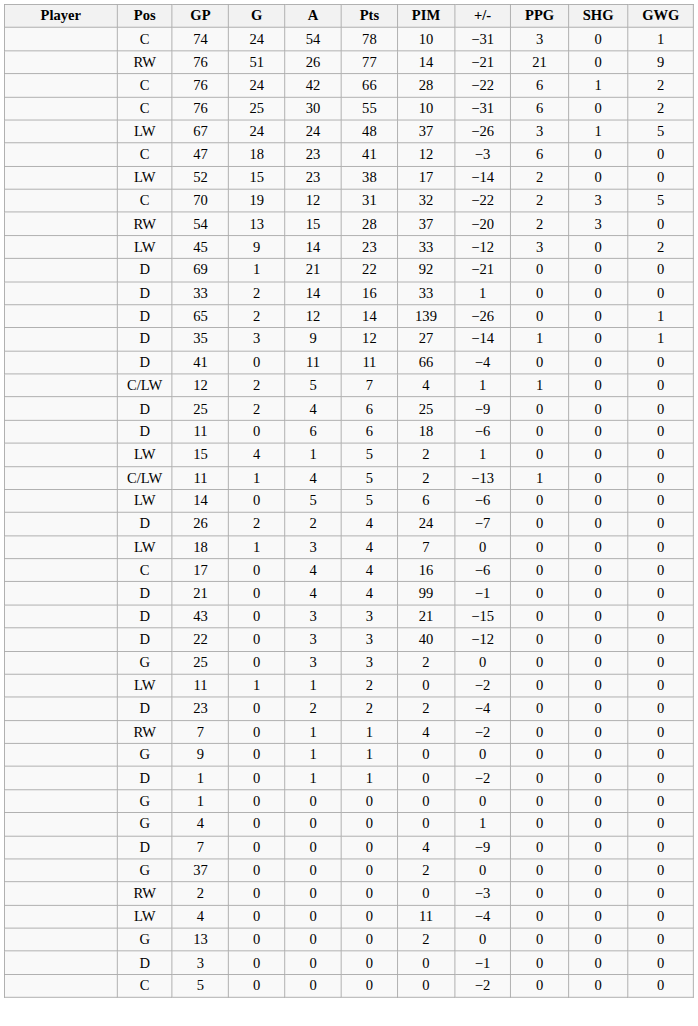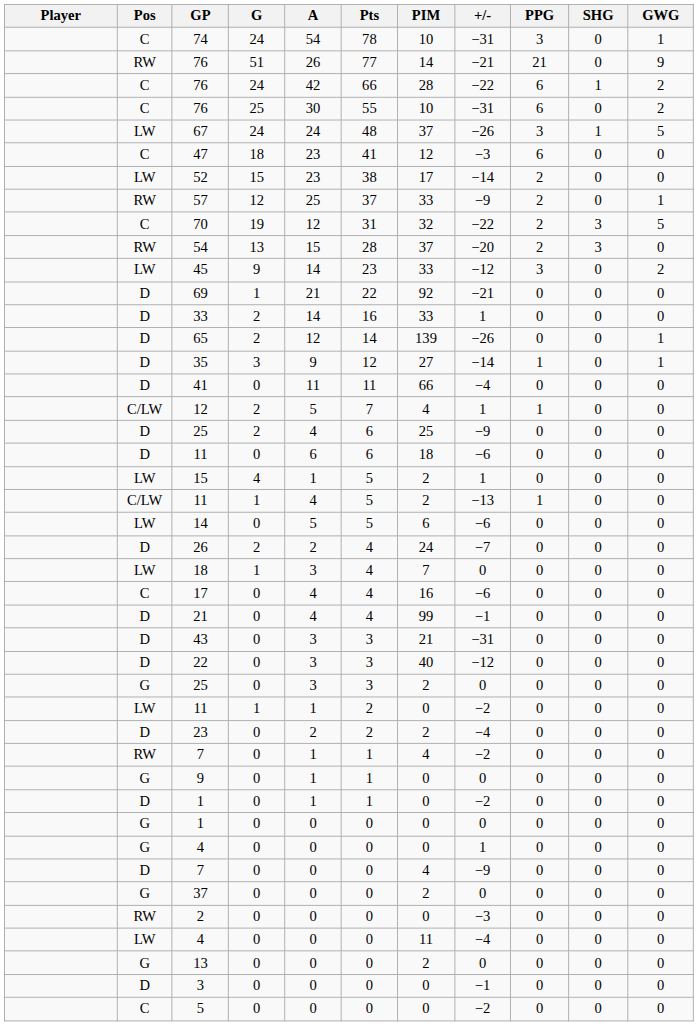+ row: (145, 200)
(483, 616) −15 -> (483, 639) −31
